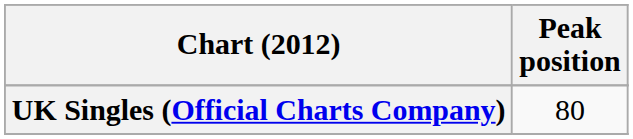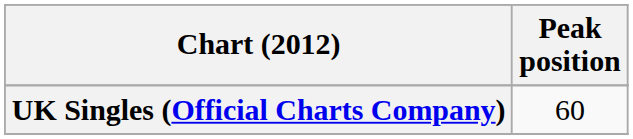(570, 109) 80 -> (570, 109) 60
